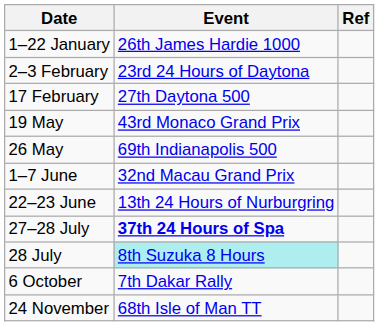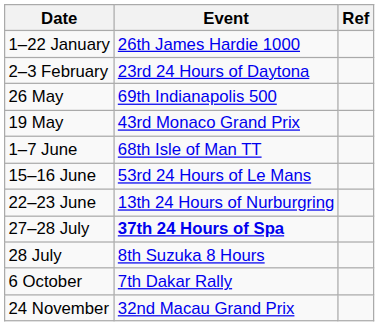- row: (54, 96)
rows swapped: (36, 123) <-> (36, 149)
(206, 176) 32nd Macau Grand Prix -> (190, 149) 68th Isle of Man TT
+ row: (52, 176)
(191, 255) paleturquoise background -> (191, 255) no background
(190, 307) 68th Isle of Man TT -> (206, 307) 32nd Macau Grand Prix
